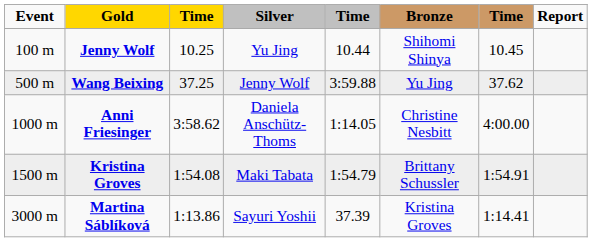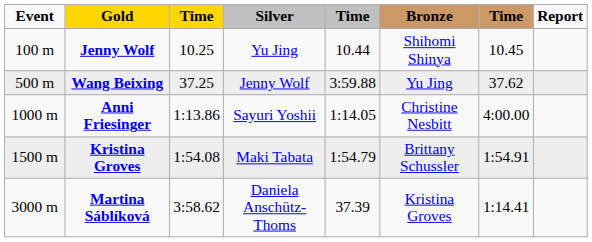(197, 124) 3:58.62 -> (197, 115) 1:13.86
(275, 124) Daniela Anschütz-Thoms -> (275, 115) Sayuri Yoshii
(197, 216) 1:13.86 -> (197, 207) 3:58.62
(275, 216) Sayuri Yoshii -> (275, 207) Daniela Anschütz-Thoms
